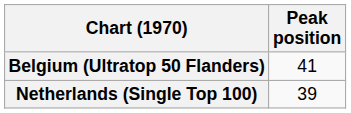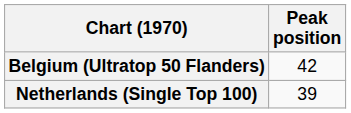(307, 66) 41 -> (307, 66) 42
